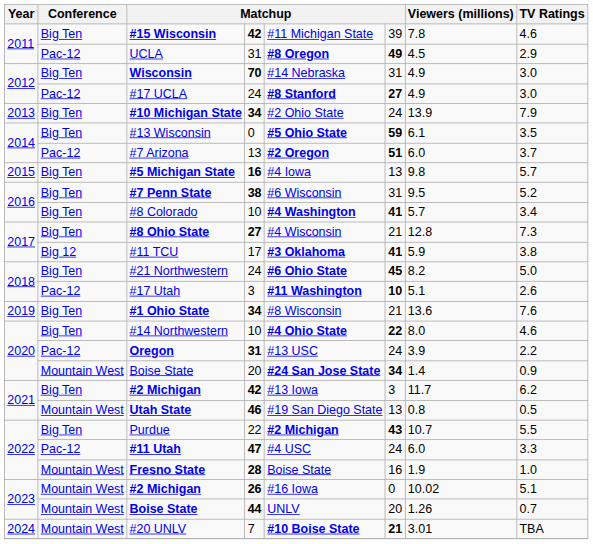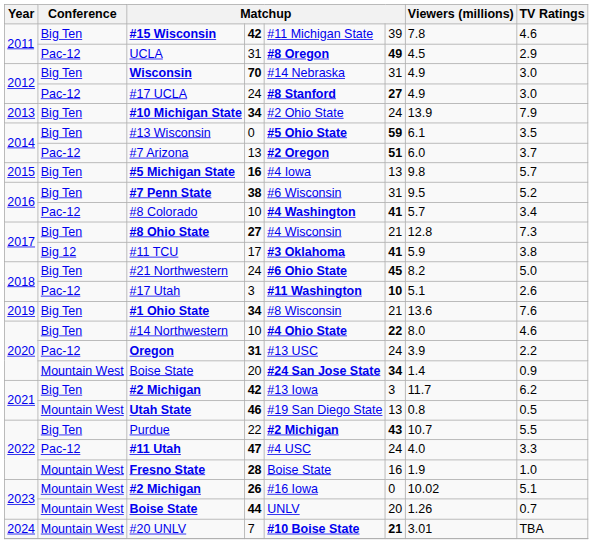(61, 212) Big Ten -> (61, 212) Pac-12
(417, 449) 6.0 -> (417, 449) 4.0
